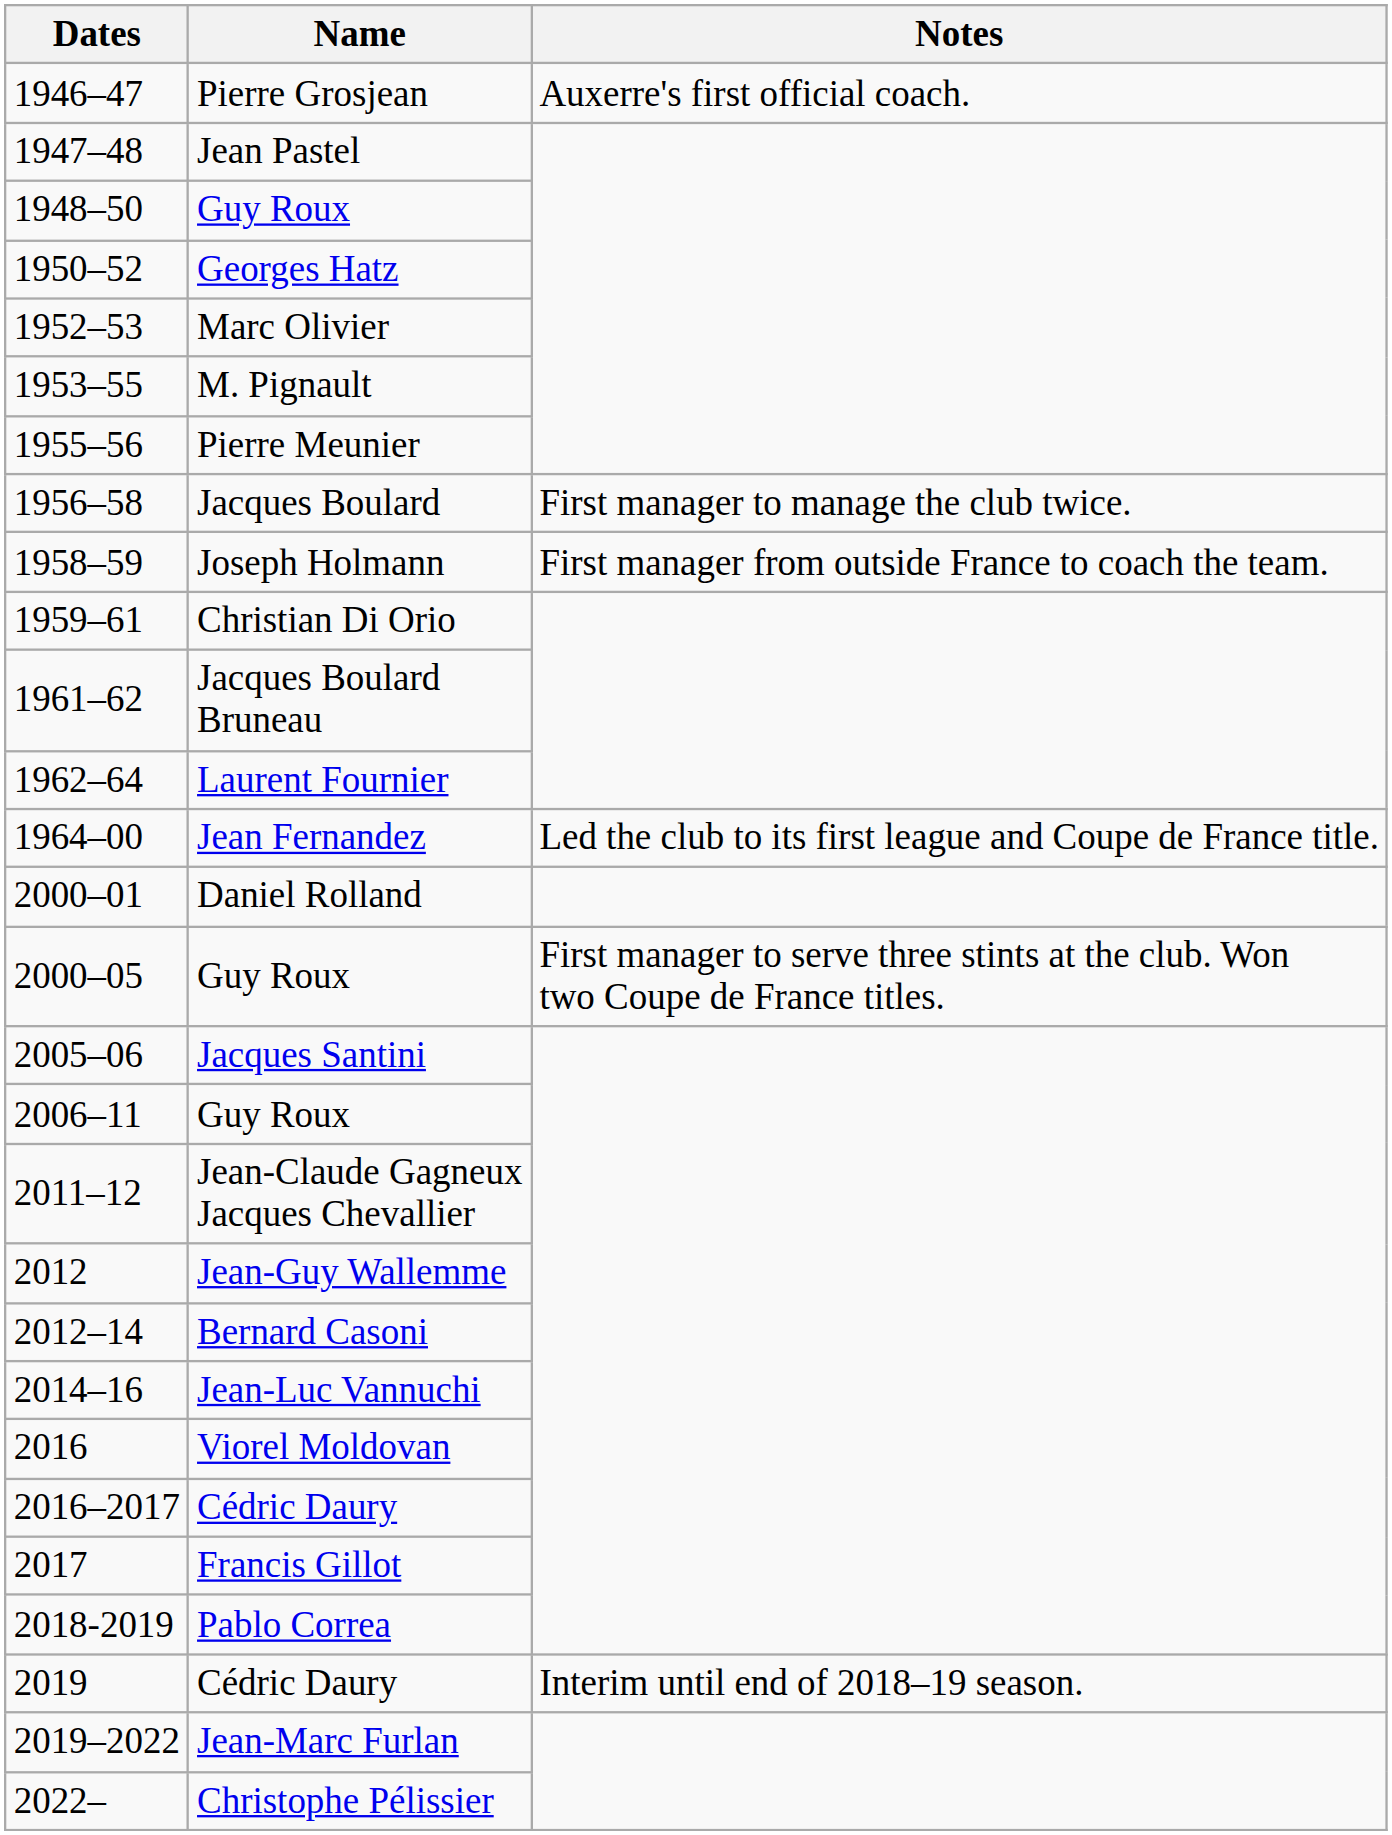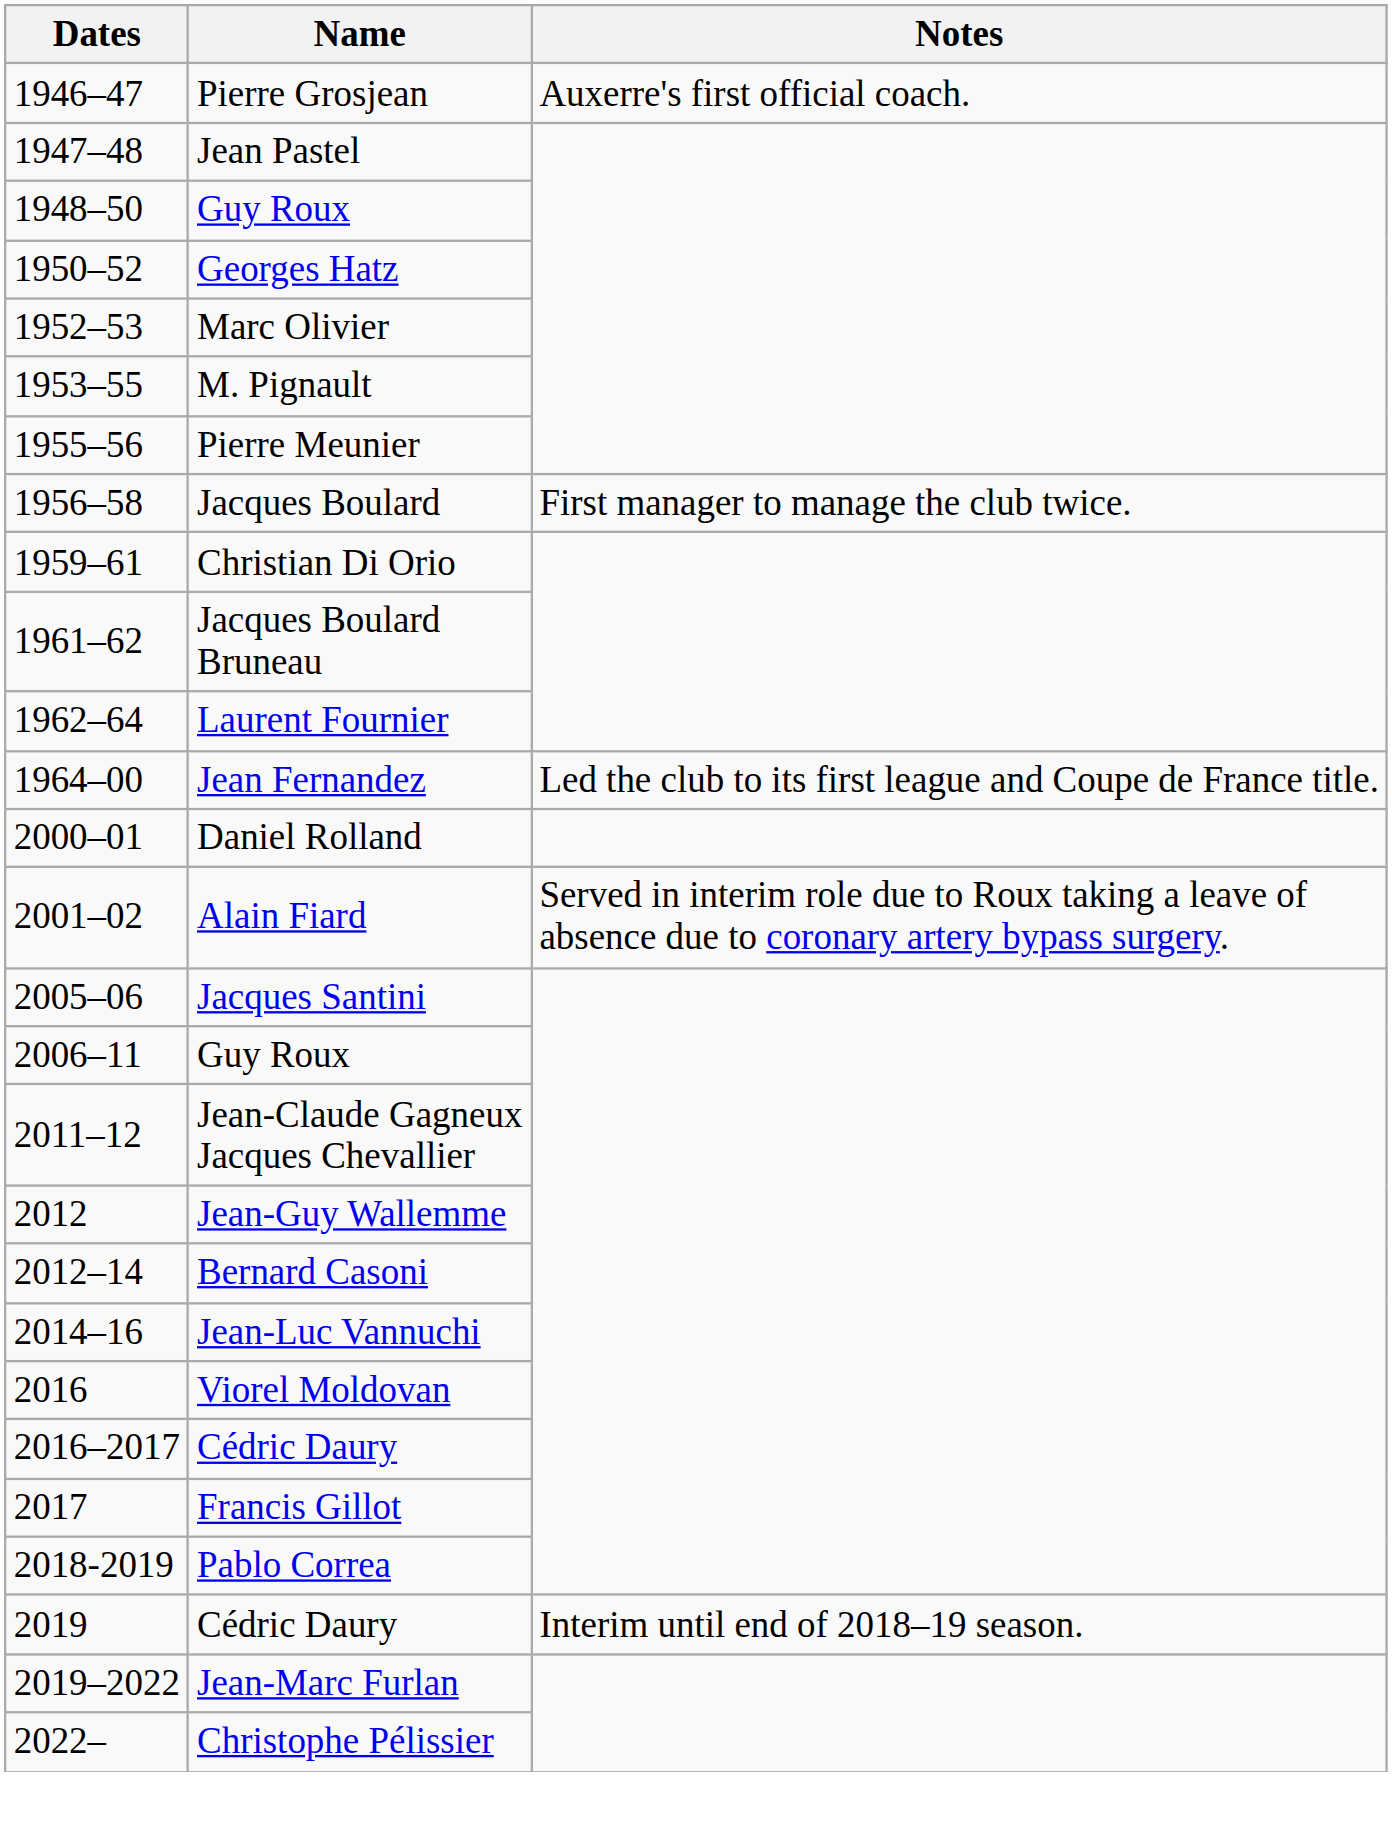- row: (78, 561)
- row: (78, 975)
+ row: (78, 916)
